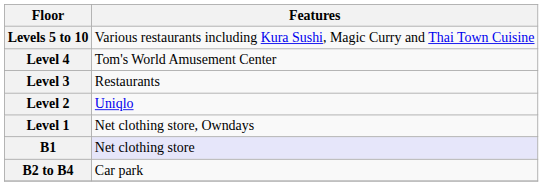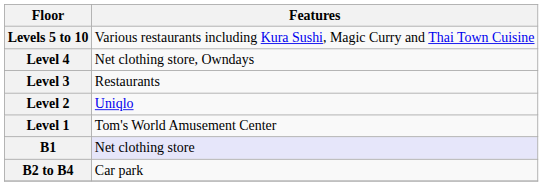(186, 59) Tom's World Amusement Center -> (174, 59) Net clothing store, Owndays
(174, 125) Net clothing store, Owndays -> (186, 125) Tom's World Amusement Center
